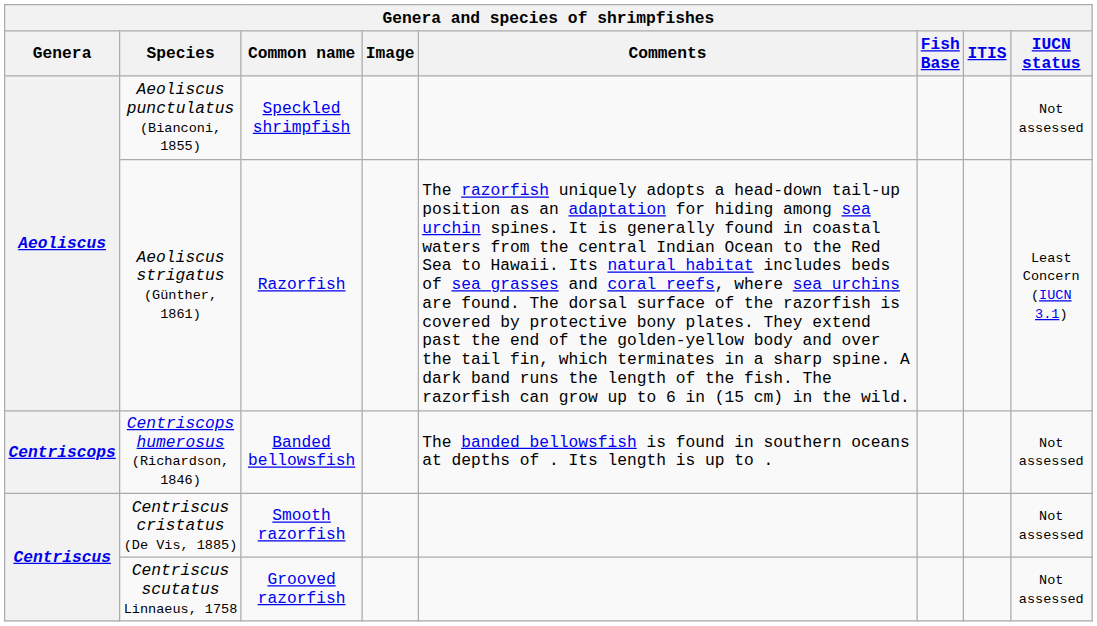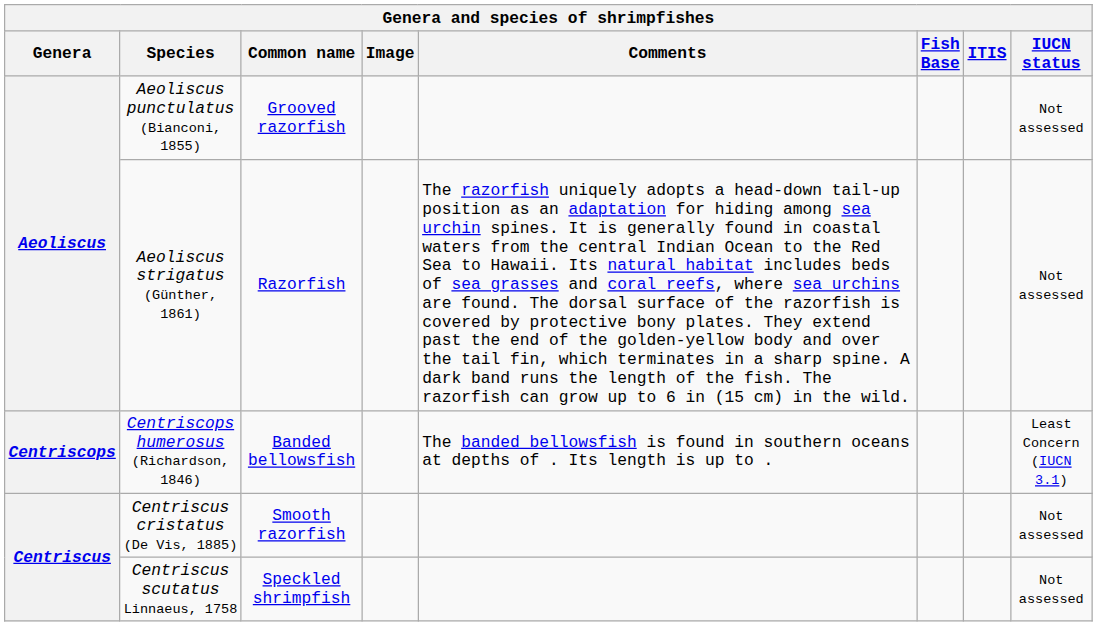(302, 118) Speckled shrimpfish -> (302, 118) Grooved razorfish
(1051, 285) Least Concern (IUCN 3.1) -> (1051, 285) Not assessed
(1051, 453) Not assessed -> (1051, 453) Least Concern (IUCN 3.1)
(302, 589) Grooved razorfish -> (302, 589) Speckled shrimpfish
